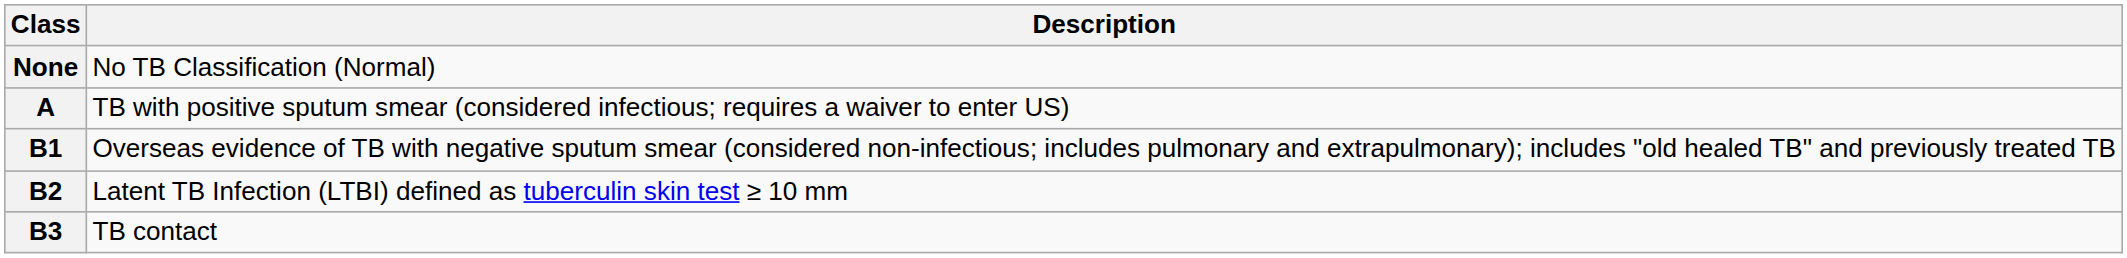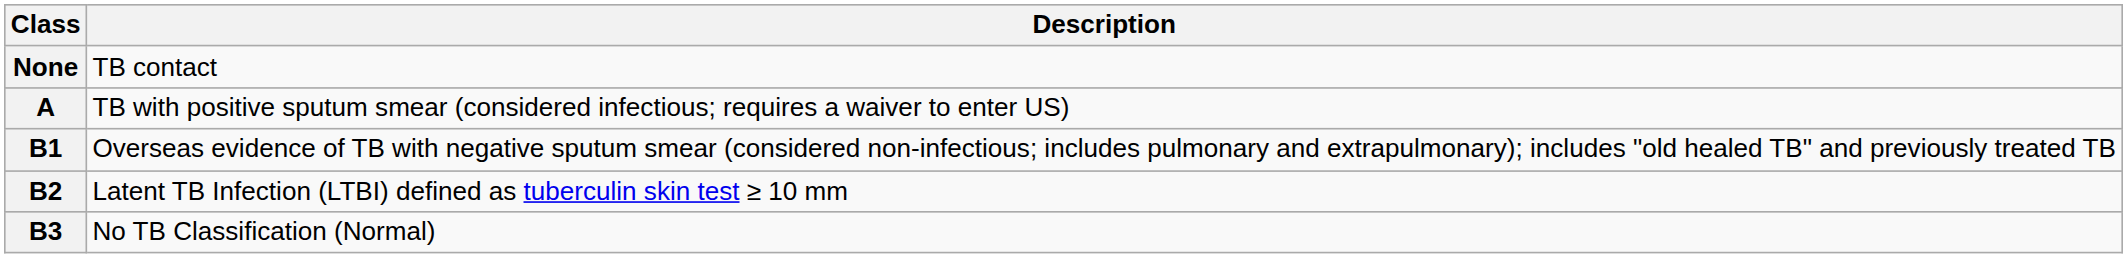(264, 66) No TB Classification (Normal) -> (155, 66) TB contact
(155, 231) TB contact -> (264, 231) No TB Classification (Normal)
